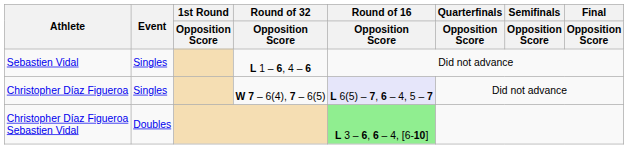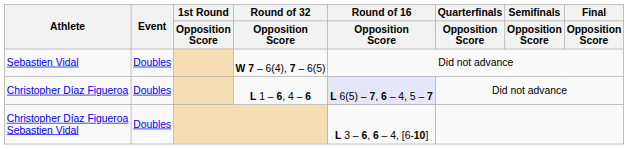(150, 63) Singles -> (152, 63) Doubles
(281, 69) L 1 – 6, 4 – 6 -> (281, 69) W 7 – 6(4), 7 – 6(5)
(150, 91) Singles -> (152, 91) Doubles
(281, 97) W 7 – 6(4), 7 – 6(5) -> (281, 97) L 1 – 6, 4 – 6
(382, 136) lightgreen background -> (382, 136) no background
